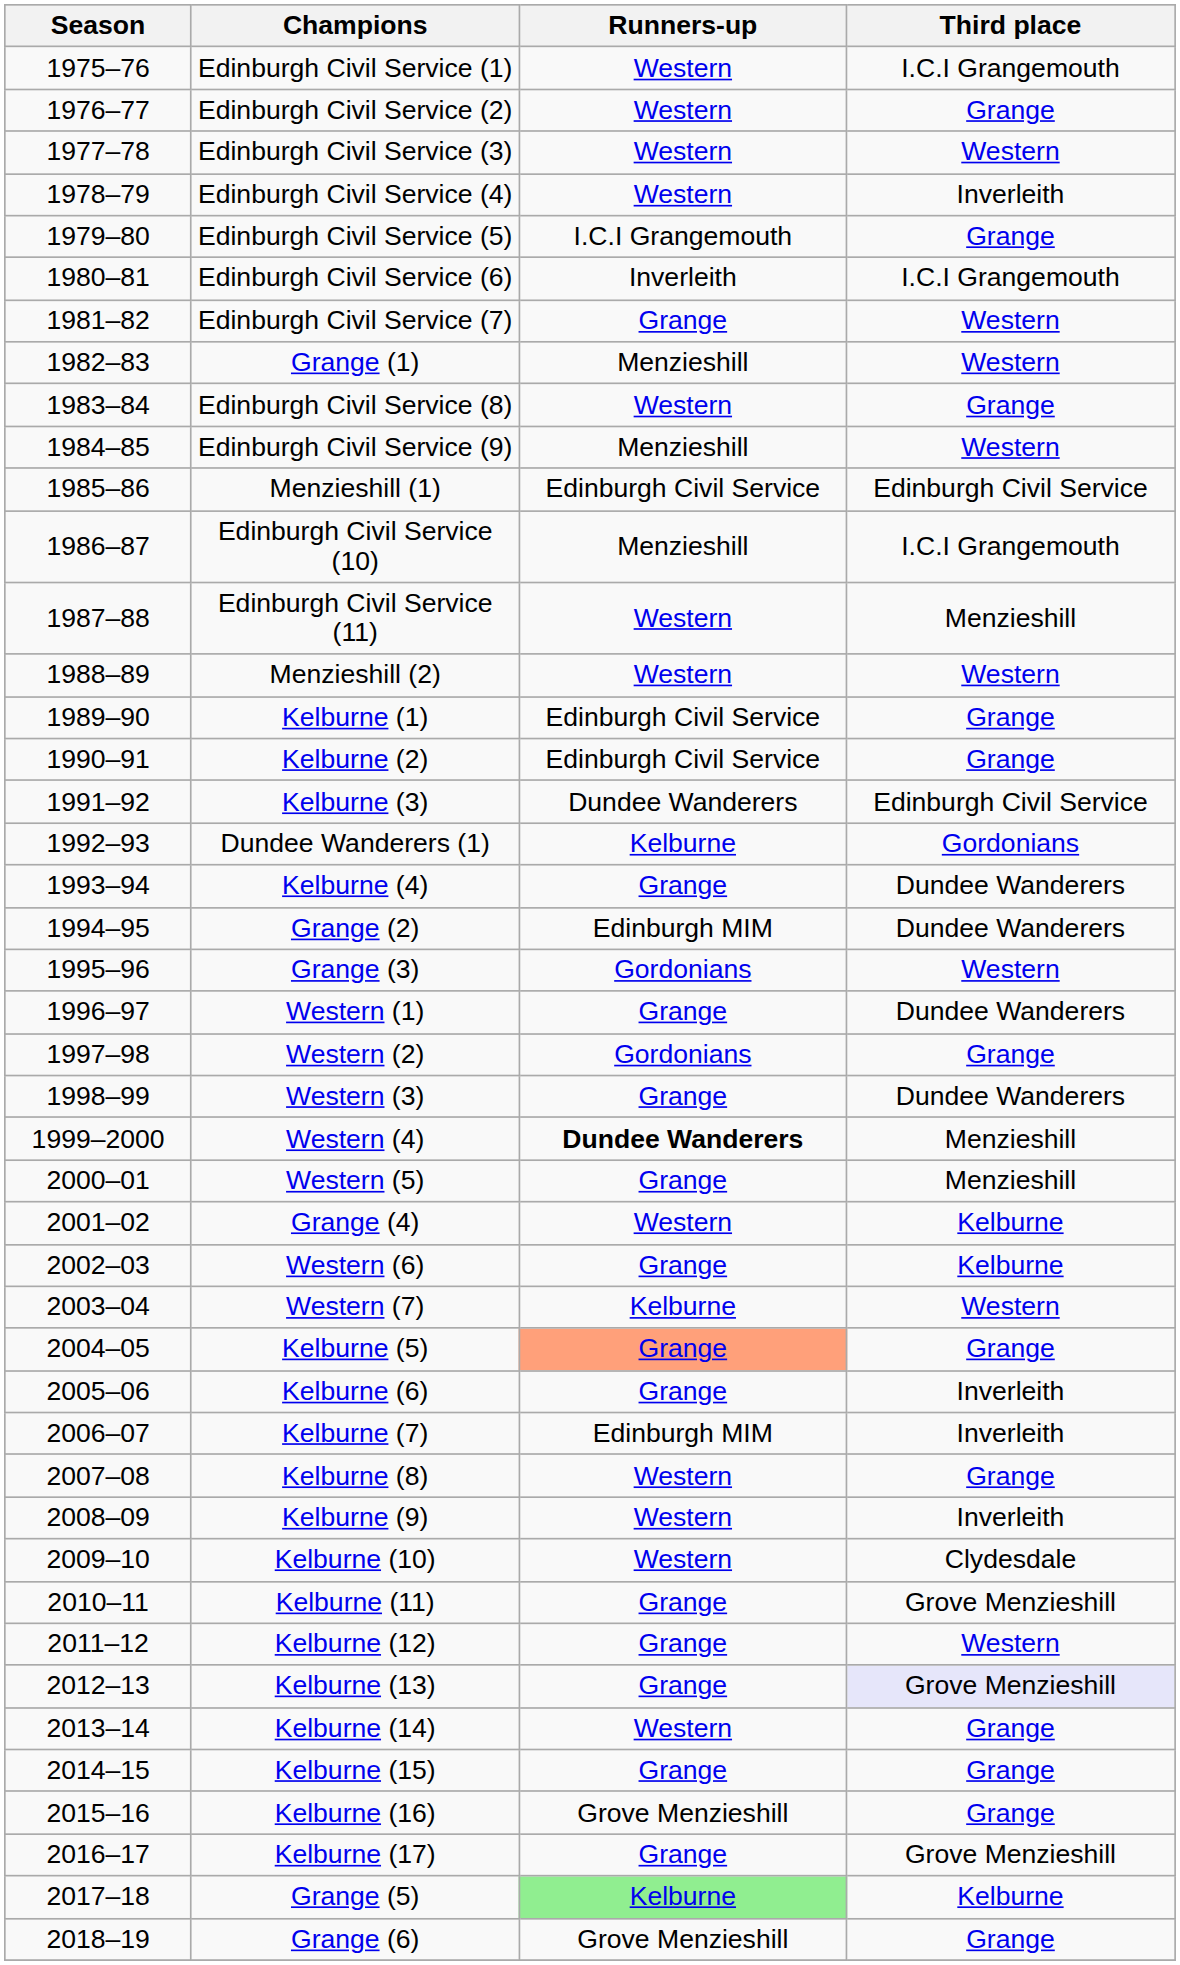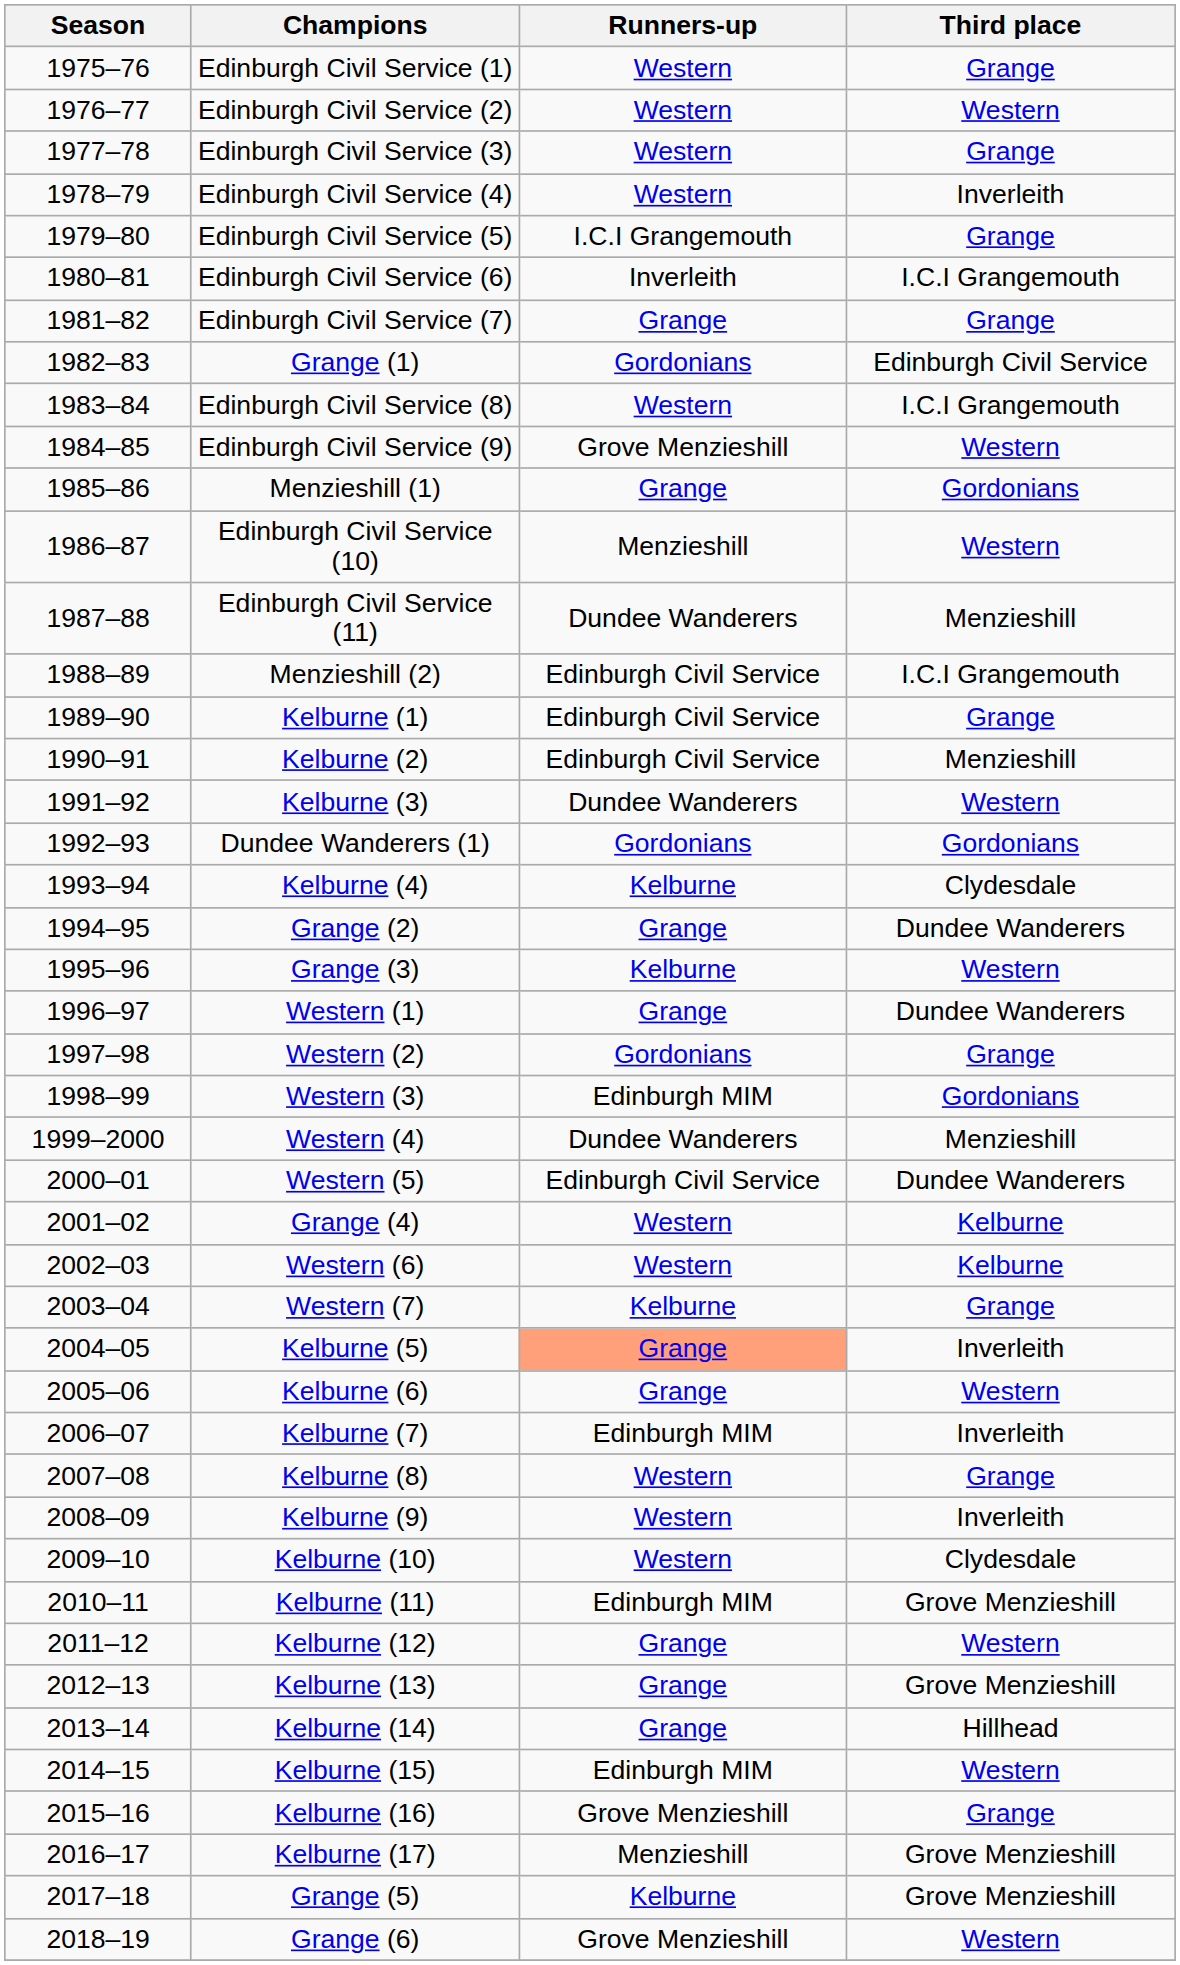(1010, 67) I.C.I Grangemouth -> (1010, 67) Grange
(1010, 109) Grange -> (1010, 109) Western
(1010, 151) Western -> (1010, 151) Grange
(1010, 320) Western -> (1010, 320) Grange
(683, 362) Menzieshill -> (683, 362) Gordonians
(1010, 362) Western -> (1010, 362) Edinburgh Civil Service
(1010, 404) Grange -> (1010, 404) I.C.I Grangemouth
(683, 446) Menzieshill -> (683, 446) Grove Menzieshill
(683, 488) Edinburgh Civil Service -> (683, 488) Grange
(1010, 488) Edinburgh Civil Service -> (1010, 488) Gordonians
(1010, 545) I.C.I Grangemouth -> (1010, 545) Western
(683, 617) Western -> (683, 617) Dundee Wanderers
(683, 675) Western -> (683, 675) Edinburgh Civil Service
(1010, 675) Western -> (1010, 675) I.C.I Grangemouth
(1010, 759) Grange -> (1010, 759) Menzieshill
(1010, 801) Edinburgh Civil Service -> (1010, 801) Western
(683, 843) Kelburne -> (683, 843) Gordonians
(683, 885) Grange -> (683, 885) Kelburne
(1010, 885) Dundee Wanderers -> (1010, 885) Clydesdale
(683, 927) Edinburgh MIM -> (683, 927) Grange
(683, 969) Gordonians -> (683, 969) Kelburne
(683, 1096) Grange -> (683, 1096) Edinburgh MIM
(1010, 1096) Dundee Wanderers -> (1010, 1096) Gordonians
(683, 1138) bold -> (683, 1138) normal
(683, 1180) Grange -> (683, 1180) Edinburgh Civil Service
(1010, 1180) Menzieshill -> (1010, 1180) Dundee Wanderers
(683, 1264) Grange -> (683, 1264) Western
(1010, 1306) Western -> (1010, 1306) Grange
(1010, 1348) Grange -> (1010, 1348) Inverleith
(1010, 1391) Inverleith -> (1010, 1391) Western
(683, 1601) Grange -> (683, 1601) Edinburgh MIM
(1010, 1685) lavender background -> (1010, 1685) no background
(683, 1728) Western -> (683, 1728) Grange
(1010, 1728) Grange -> (1010, 1728) Hillhead
(683, 1770) Grange -> (683, 1770) Edinburgh MIM
(1010, 1770) Grange -> (1010, 1770) Western
(683, 1854) Grange -> (683, 1854) Menzieshill
(683, 1896) lightgreen background -> (683, 1896) no background
(1010, 1896) Kelburne -> (1010, 1896) Grove Menzieshill
(1010, 1938) Grange -> (1010, 1938) Western
